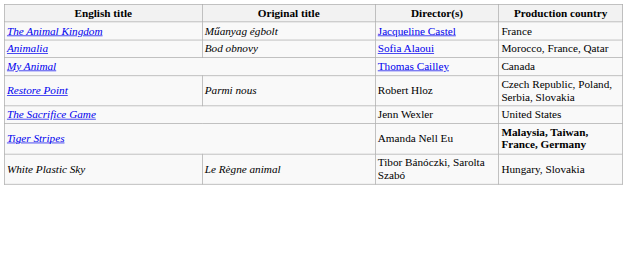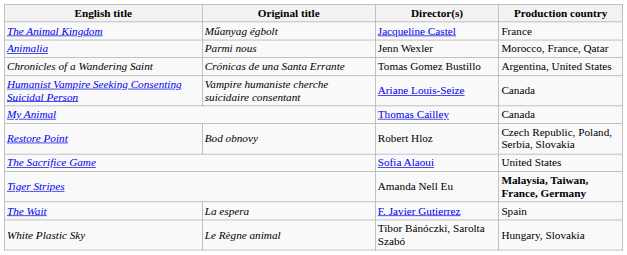(231, 48) Bod obnovy -> (231, 48) Parmi nous
(406, 48) Sofia Alaoui -> (405, 48) Jenn Wexler
+ row: (80, 66)
+ row: (94, 90)
(231, 90) Parmi nous -> (231, 138) Bod obnovy
(405, 114) Jenn Wexler -> (406, 162) Sofia Alaoui
+ row: (27, 211)
